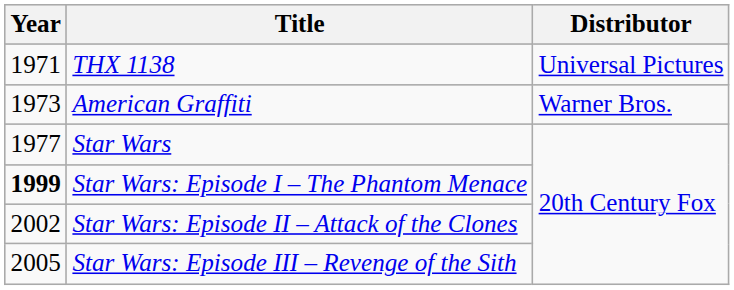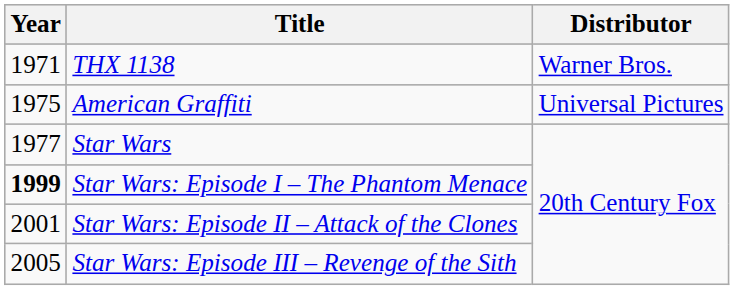(631, 64) Universal Pictures -> (605, 64) Warner Bros.
(36, 104) 1973 -> (36, 104) 1975
(605, 104) Warner Bros. -> (631, 104) Universal Pictures
(36, 223) 2002 -> (36, 223) 2001
